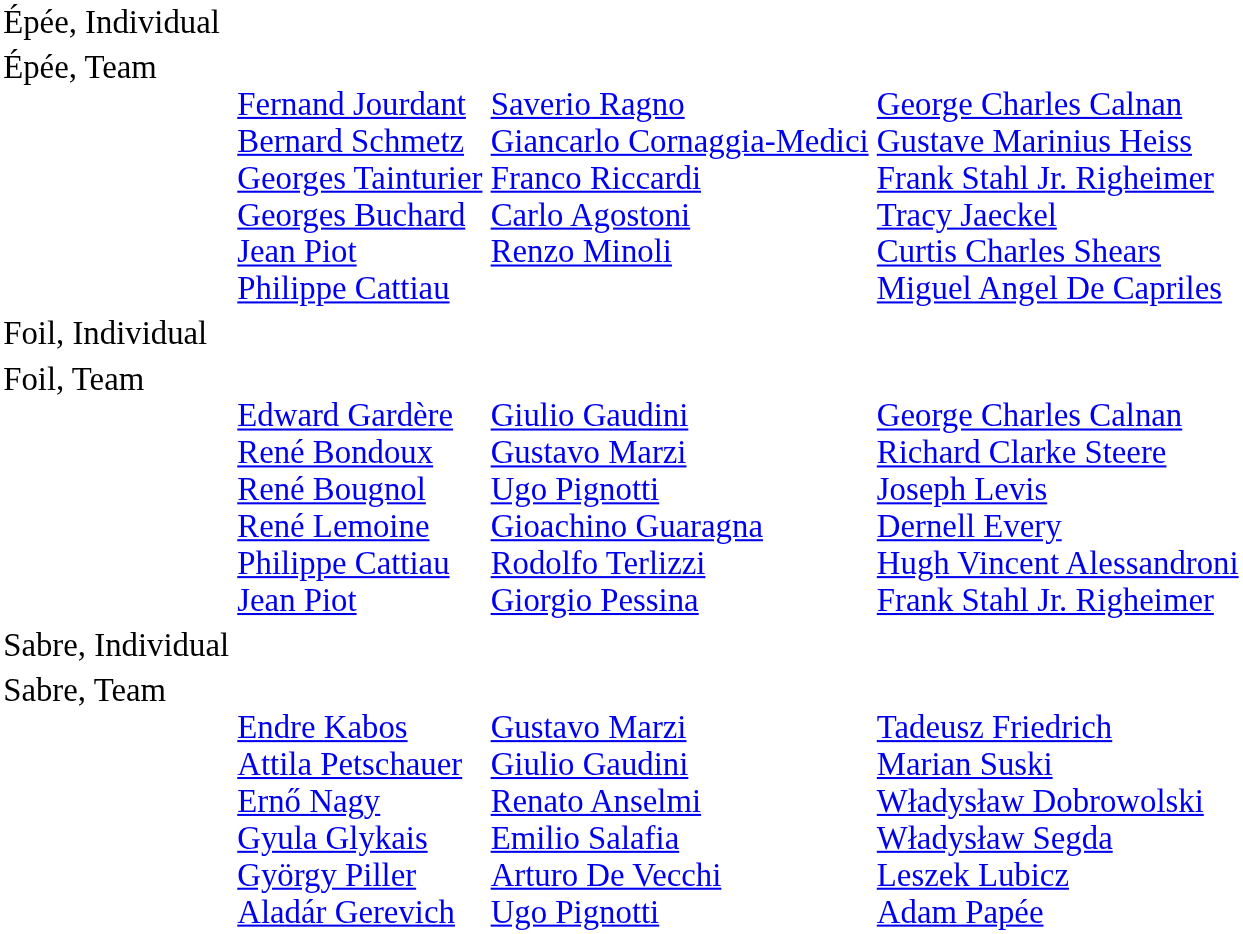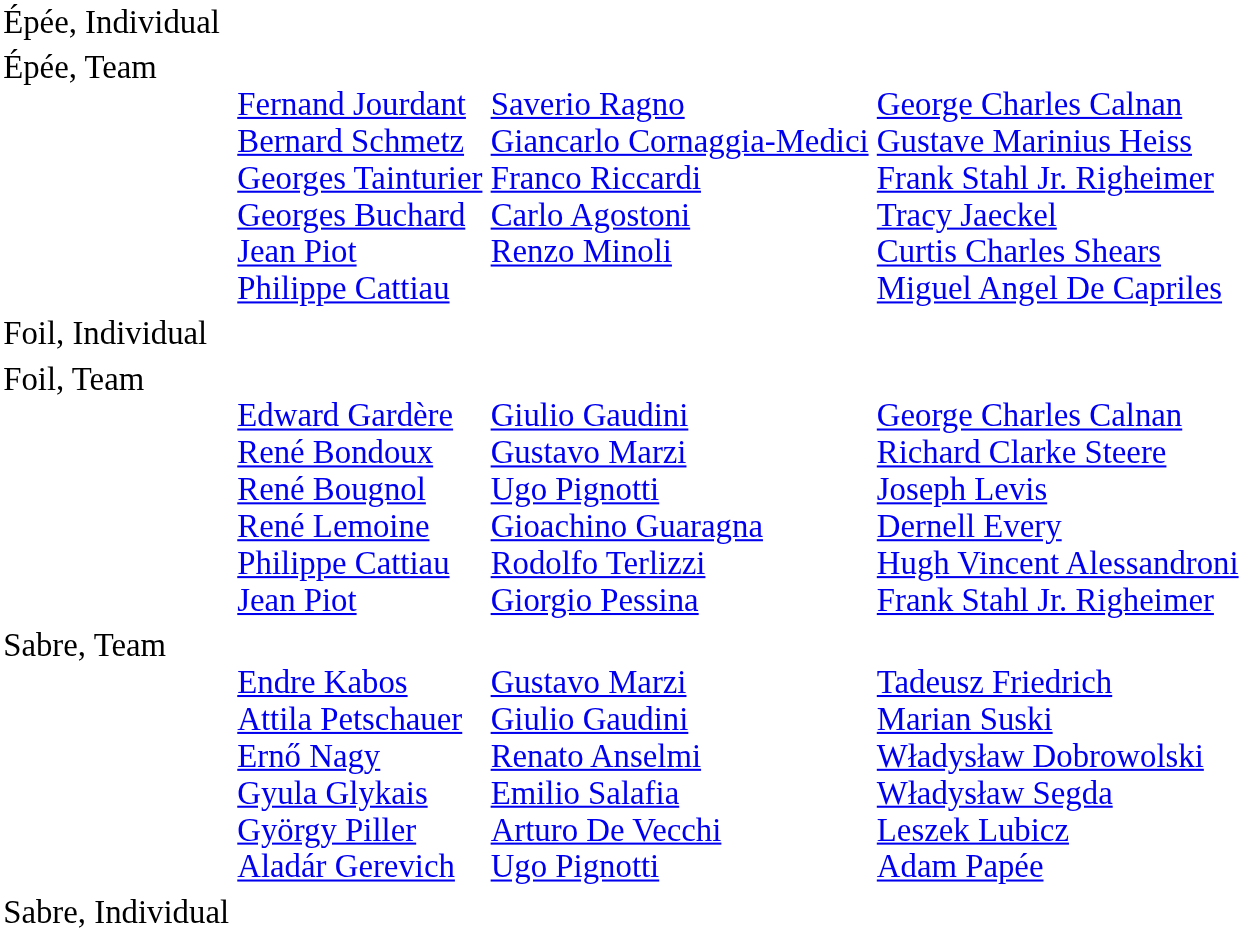rows swapped: (116, 645) <-> (85, 690)
